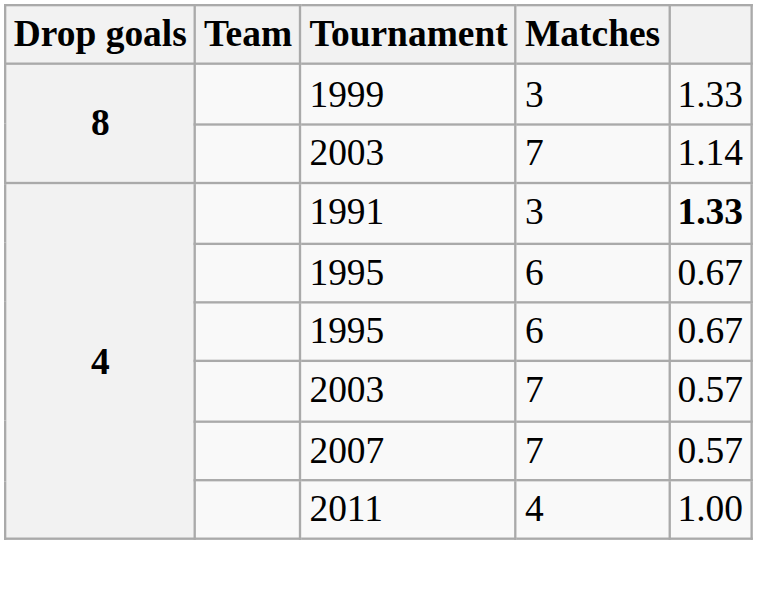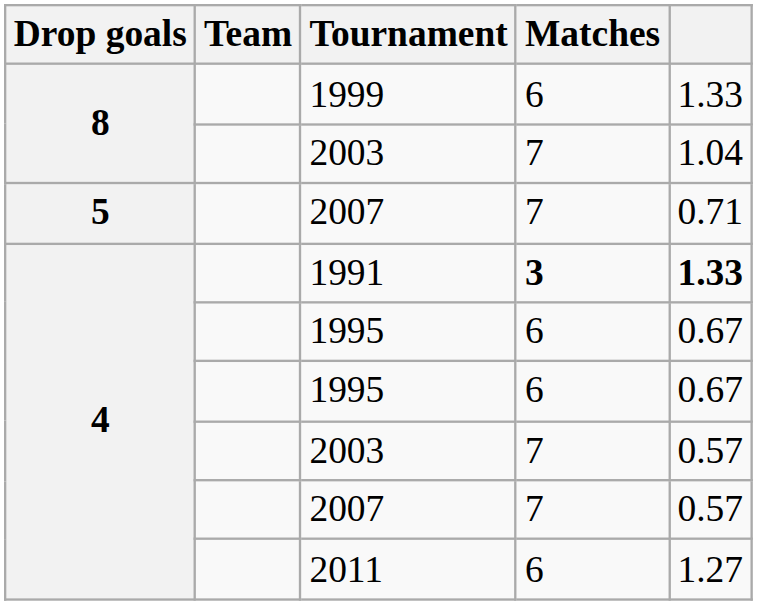(534, 93) 3 -> (534, 93) 6
(710, 152) 1.14 -> (710, 152) 1.04
+ row: (100, 212)
(534, 212) normal -> (534, 271) bold
(534, 509) 4 -> (534, 568) 6
(710, 509) 1.00 -> (710, 568) 1.27
